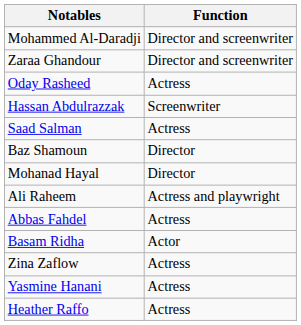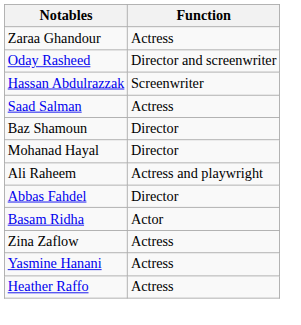- row: (74, 38)
(220, 60) Director and screenwriter -> (152, 38) Actress
(169, 83) Actress -> (204, 60) Director and screenwriter
(169, 219) Actress -> (155, 196) Director
